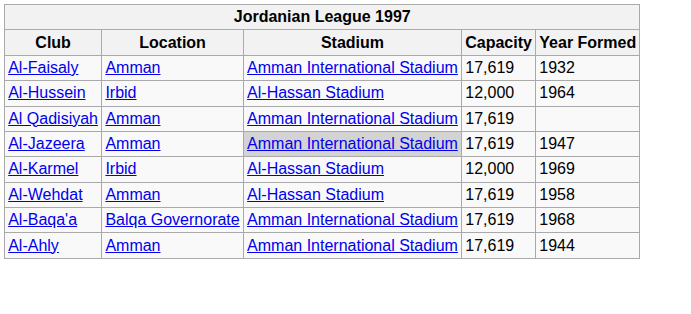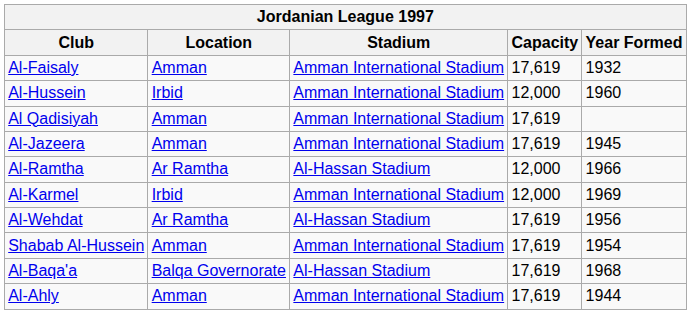(316, 93) Al-Hassan Stadium -> (399, 93) Amman International Stadium
(557, 93) 1964 -> (603, 93) 1960
(352, 144) lightgrey background -> (399, 144) no background
(557, 144) 1947 -> (603, 144) 1945
+ row: (46, 169)
(316, 169) Al-Hassan Stadium -> (399, 194) Amman International Stadium
(133, 194) Amman -> (190, 220) Ar Ramtha
(557, 194) 1958 -> (603, 220) 1956
+ row: (76, 245)
(352, 220) Amman International Stadium -> (362, 270) Al-Hassan Stadium
